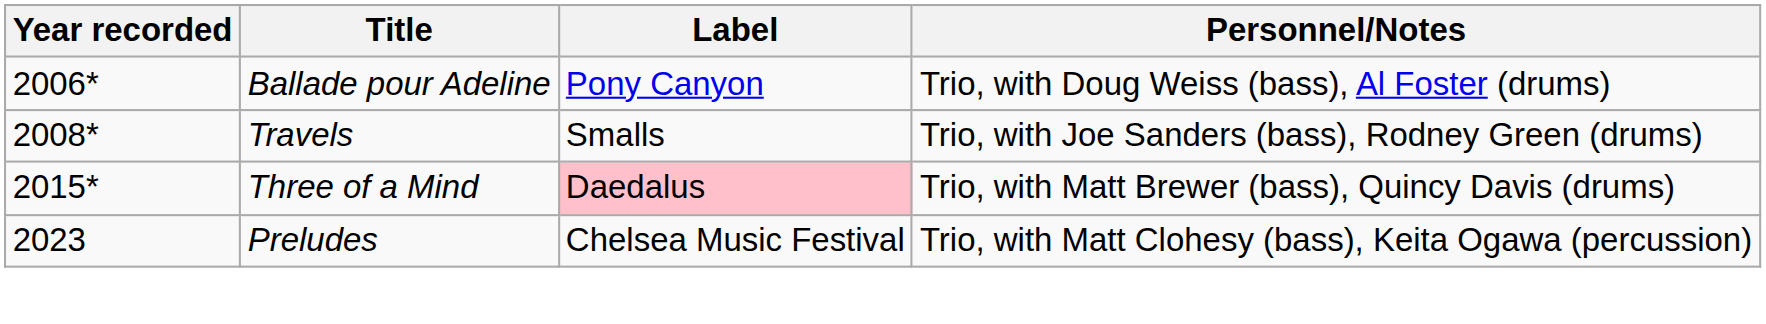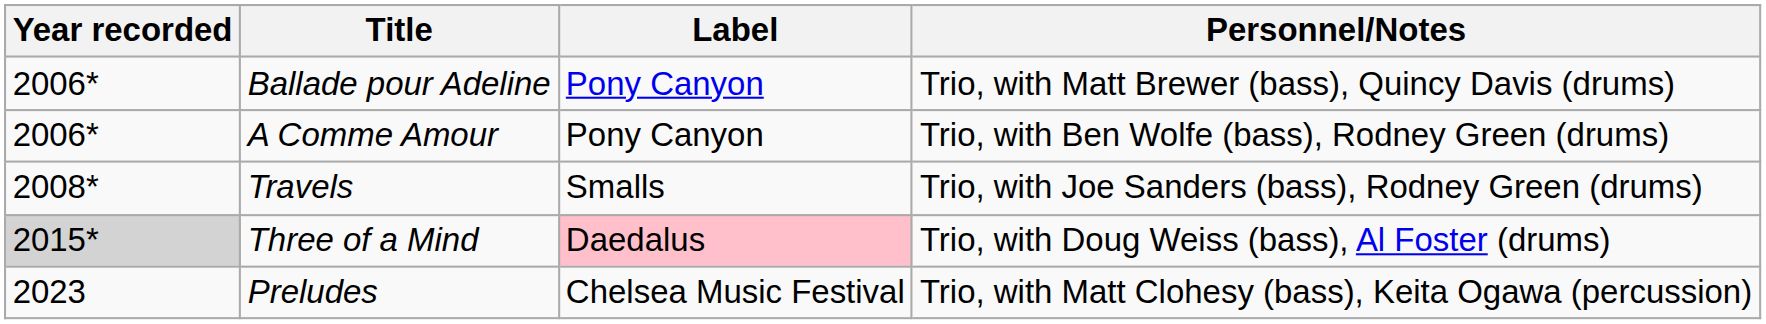(1265, 82) Trio, with Doug Weiss (bass), Al Foster (drums) -> (1298, 82) Trio, with Matt Brewer (bass), Quincy Davis (drums)
+ row: (373, 135)
(56, 187) no background -> (56, 239) lightgrey background
(1298, 187) Trio, with Matt Brewer (bass), Quincy Davis (drums) -> (1265, 239) Trio, with Doug Weiss (bass), Al Foster (drums)
